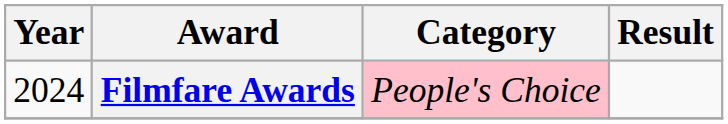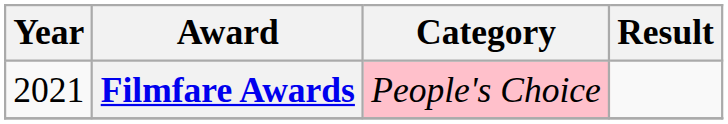(49, 88) 2024 -> (49, 88) 2021
